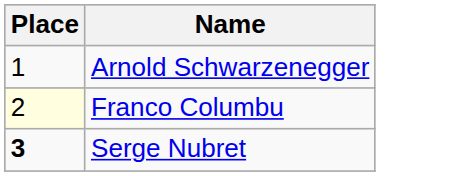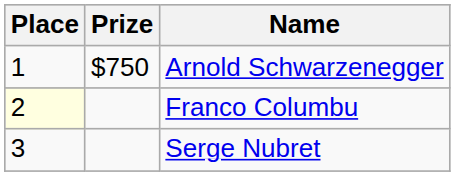+ column: (122, 25)
(18, 149) bold -> (18, 149) normal
